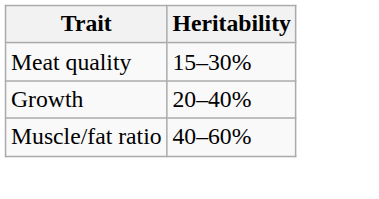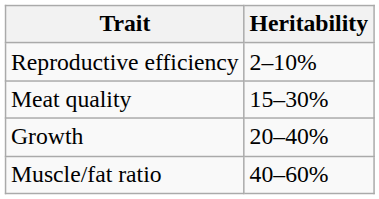+ row: (125, 61)
